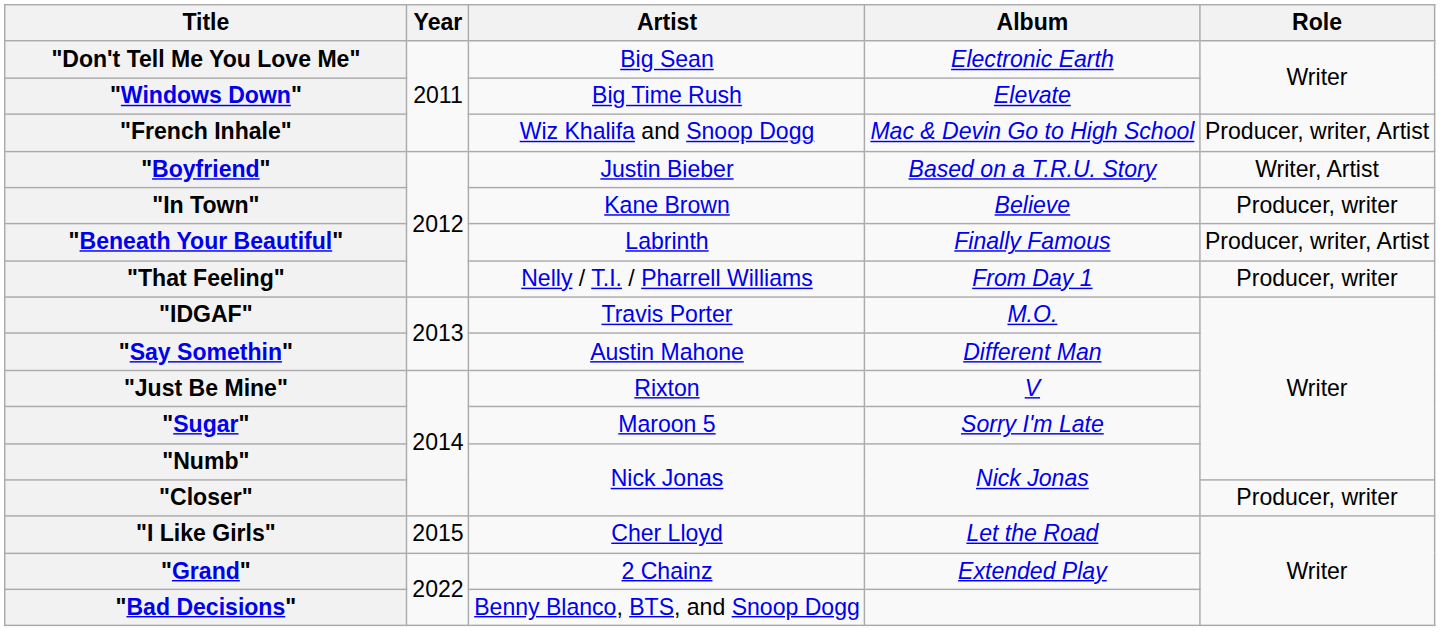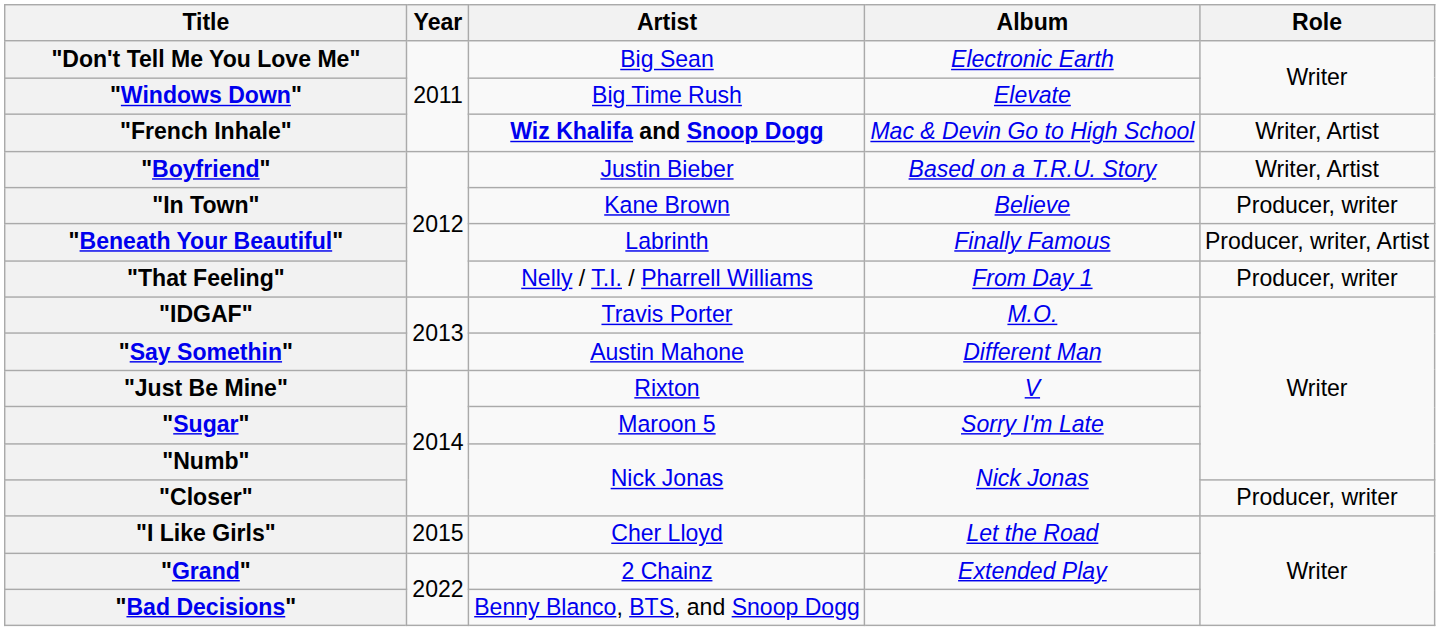(667, 132) normal -> (667, 132) bold
(1317, 132) Producer, writer, Artist -> (1317, 132) Writer, Artist
